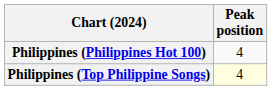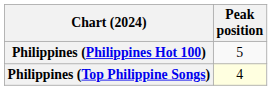(240, 52) 4 -> (240, 52) 5
